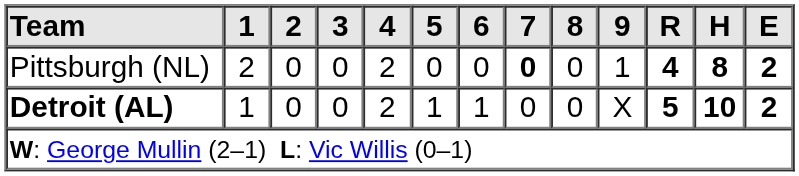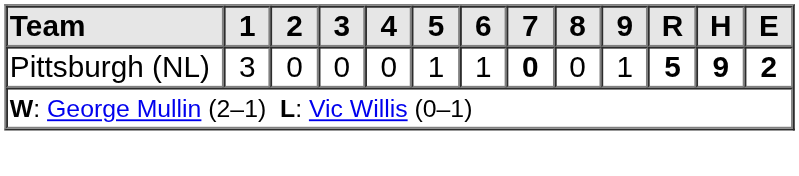(246, 66) 2 -> (247, 66) 3
(387, 66) 2 -> (389, 66) 0
(434, 66) 0 -> (436, 66) 1
(481, 66) 0 -> (483, 66) 1
(670, 66) 4 -> (672, 66) 5
(720, 66) 8 -> (721, 66) 9
- row: (92, 107)
